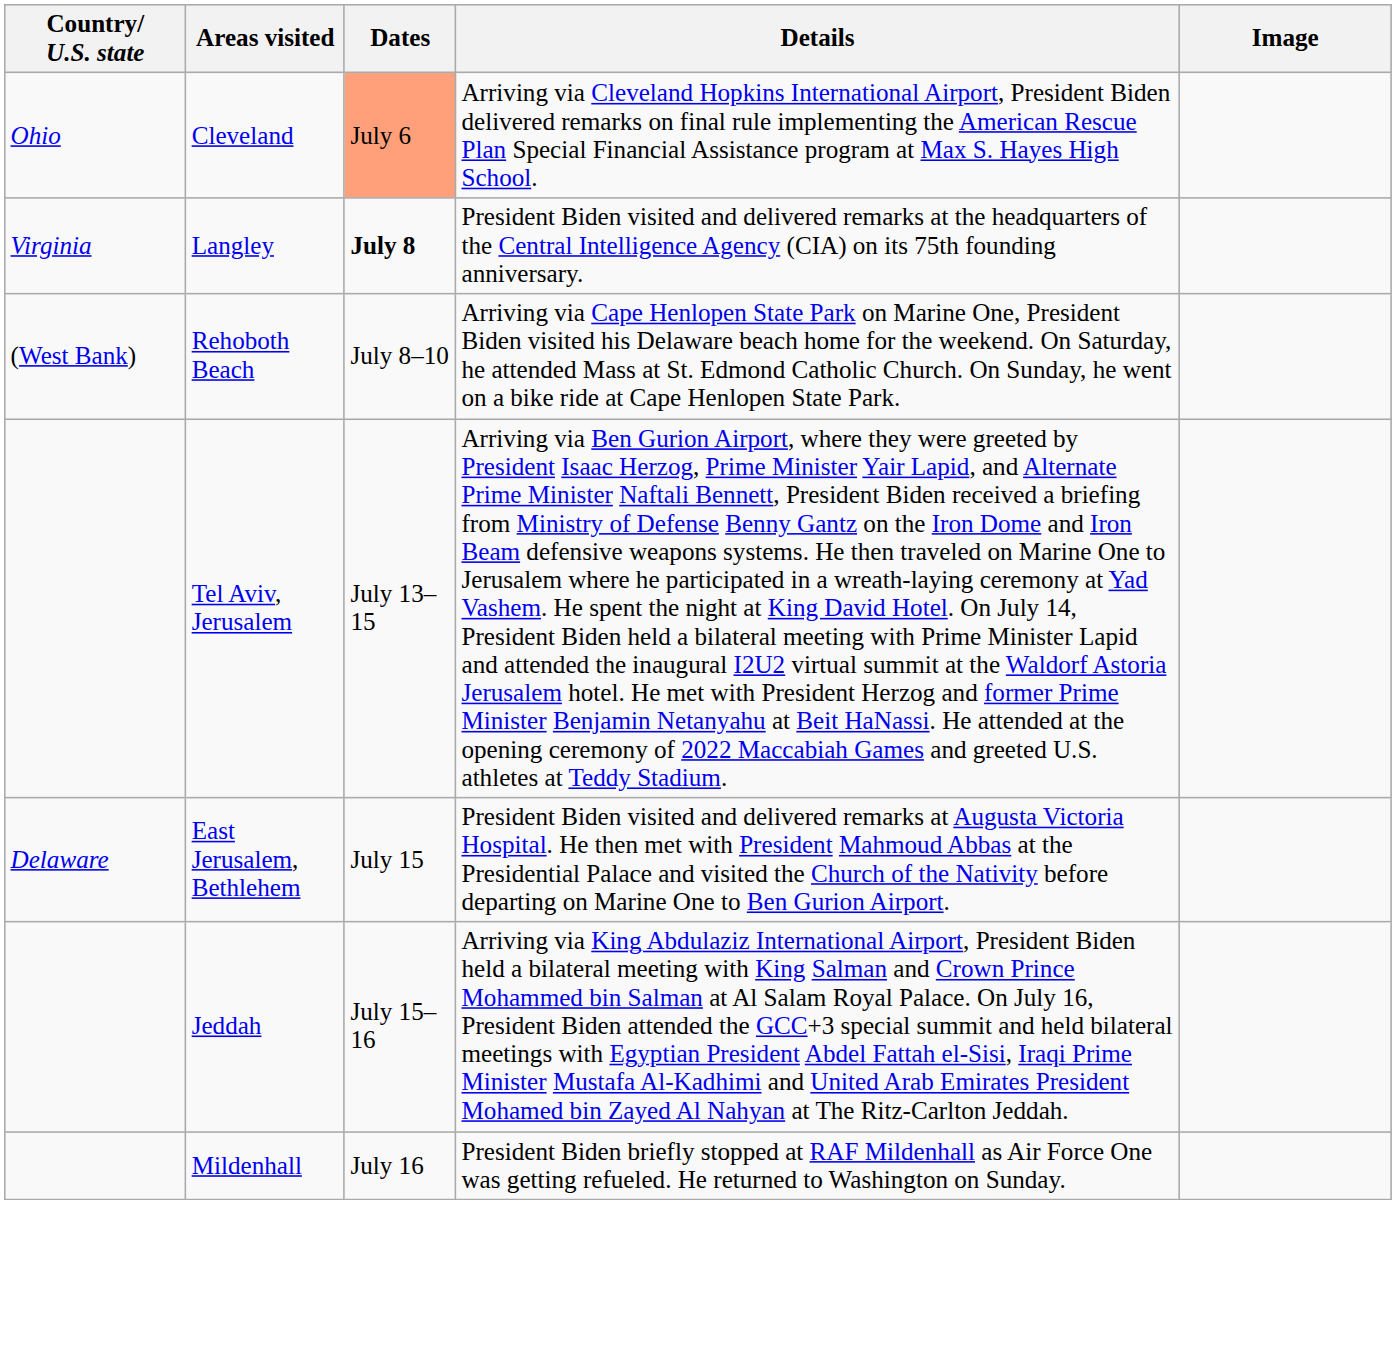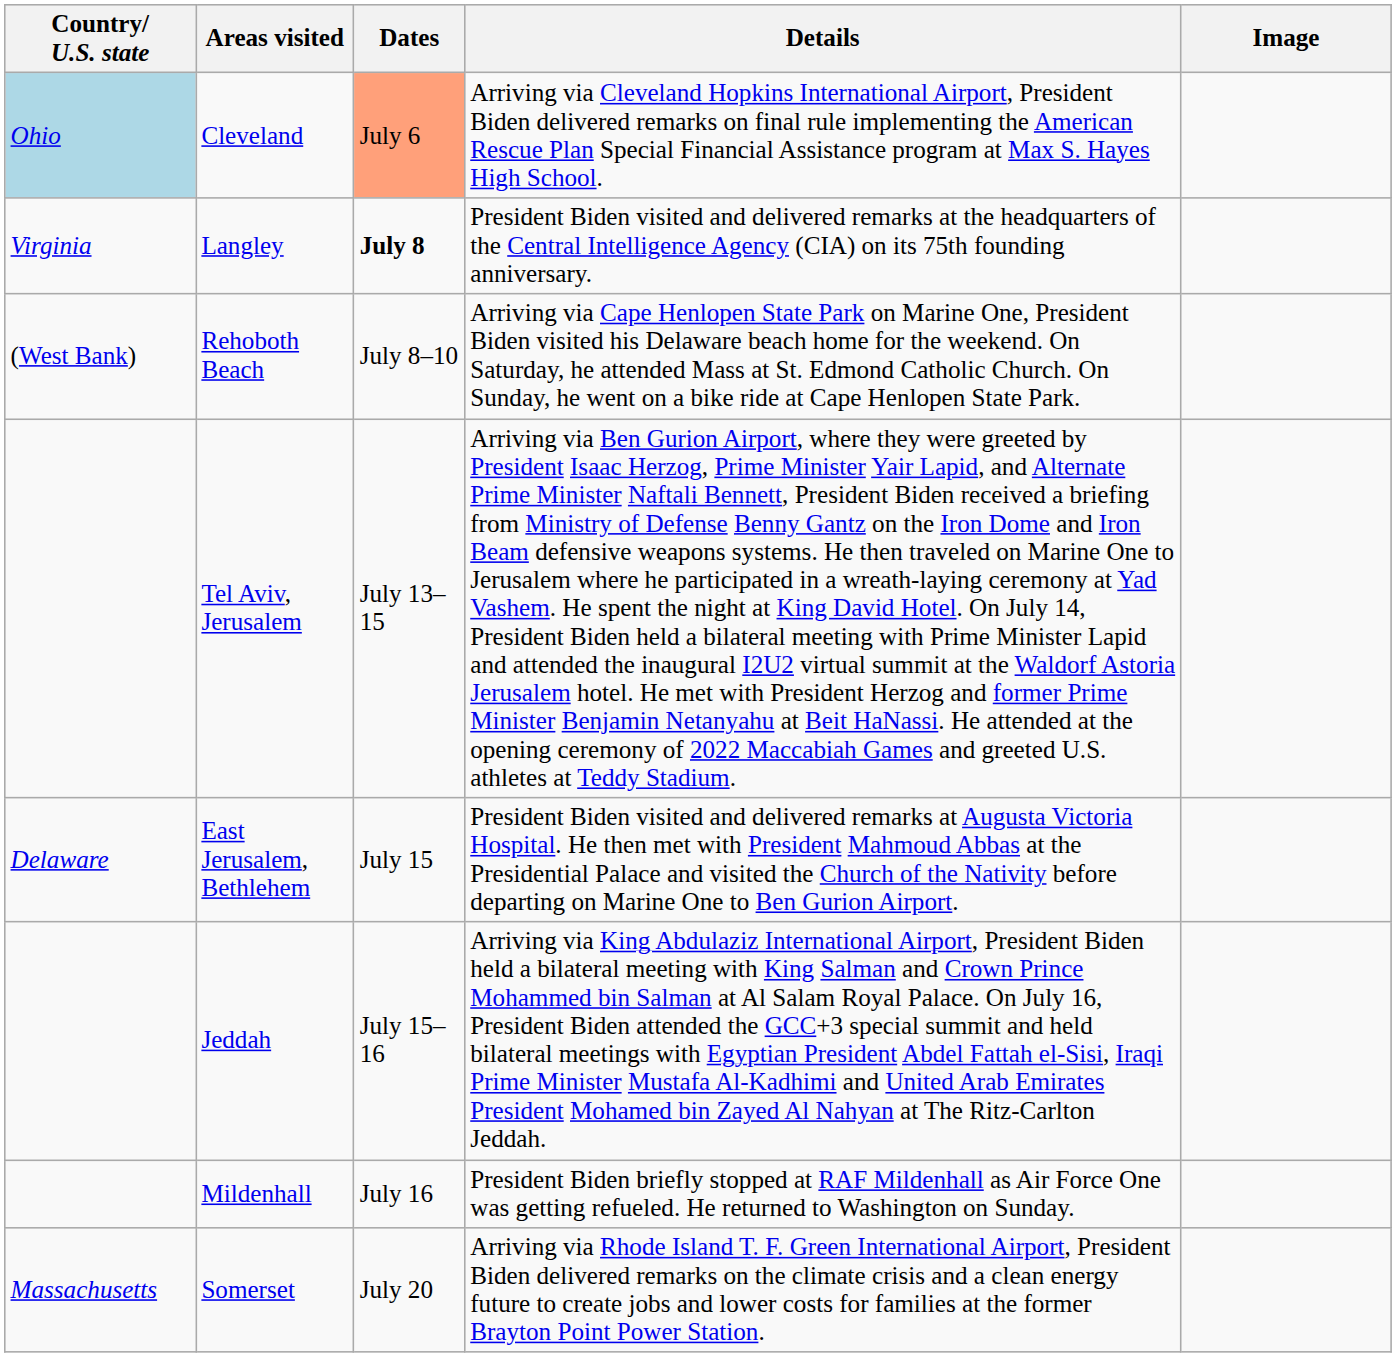(36, 134) no background -> (36, 134) lightblue background
+ row: (248, 1289)
